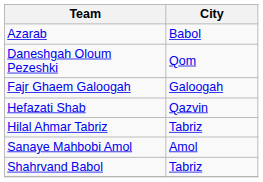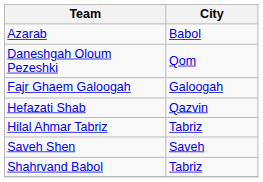- row: (70, 147)
+ row: (41, 147)
